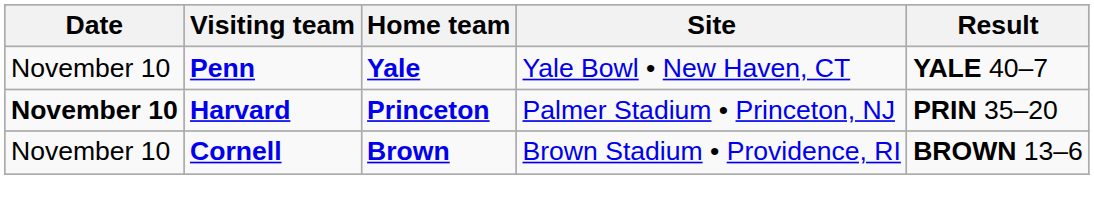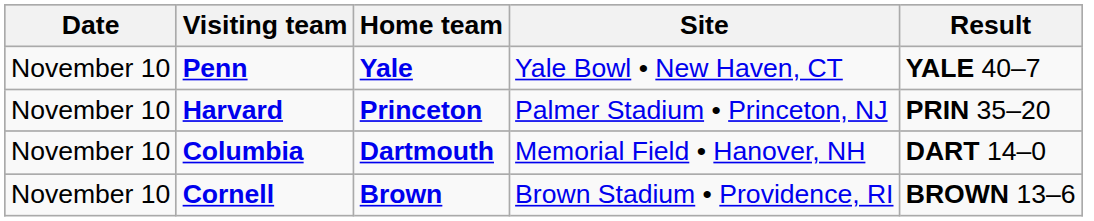(94, 109) bold -> (91, 109) normal
+ row: (243, 151)
